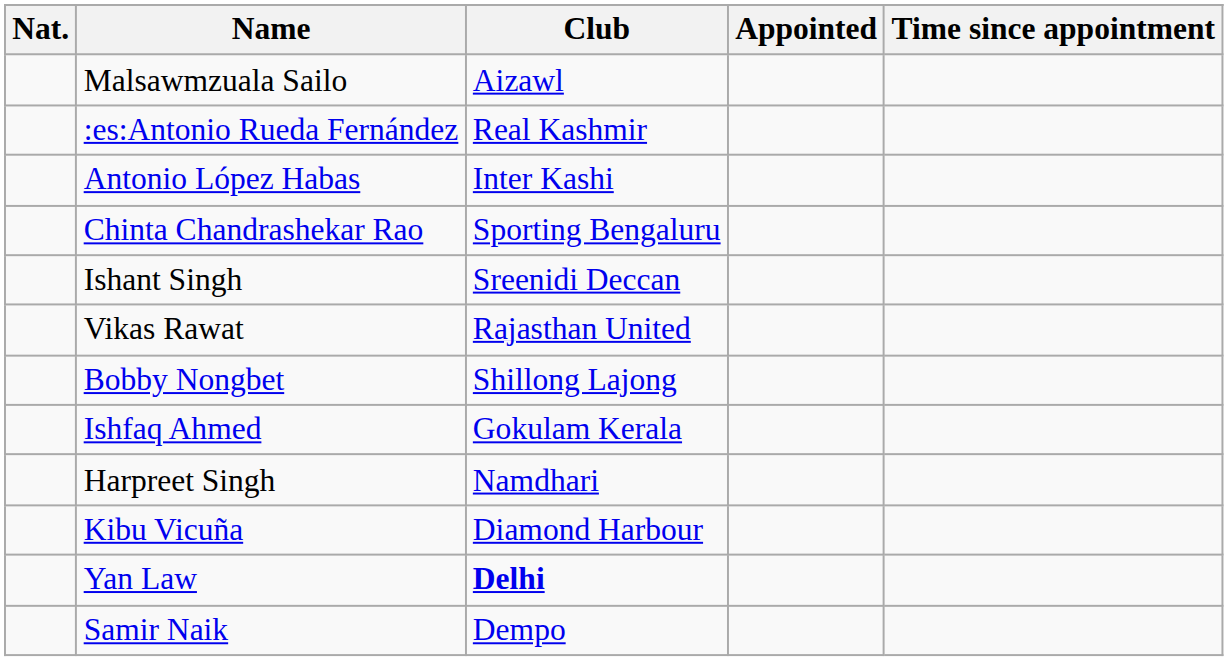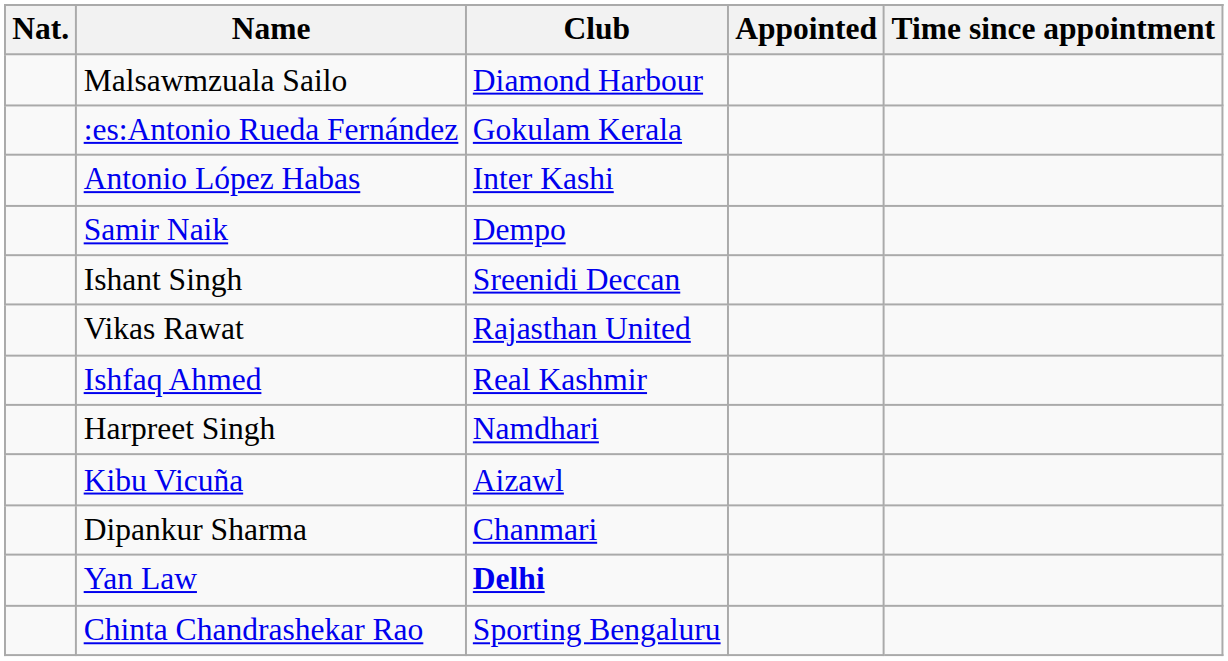(518, 79) Aizawl -> (588, 79) Diamond Harbour
(560, 129) Real Kashmir -> (577, 129) Gokulam Kerala
rows swapped: (156, 629) <-> (254, 229)
- row: (184, 379)
(577, 429) Gokulam Kerala -> (560, 379) Real Kashmir
(588, 529) Diamond Harbour -> (518, 479) Aizawl
+ row: (195, 529)
